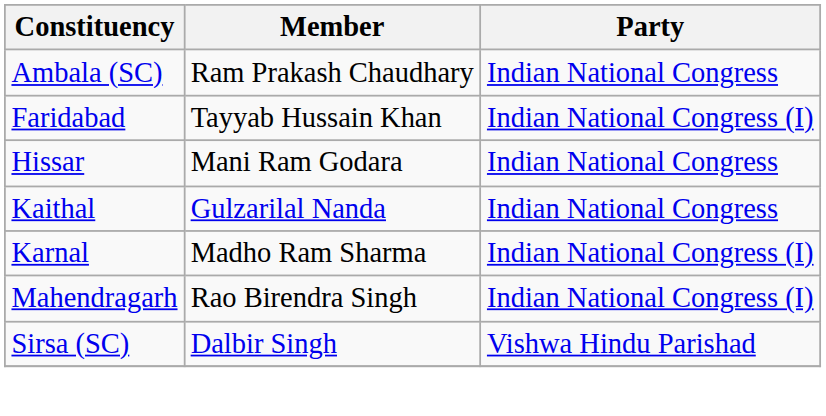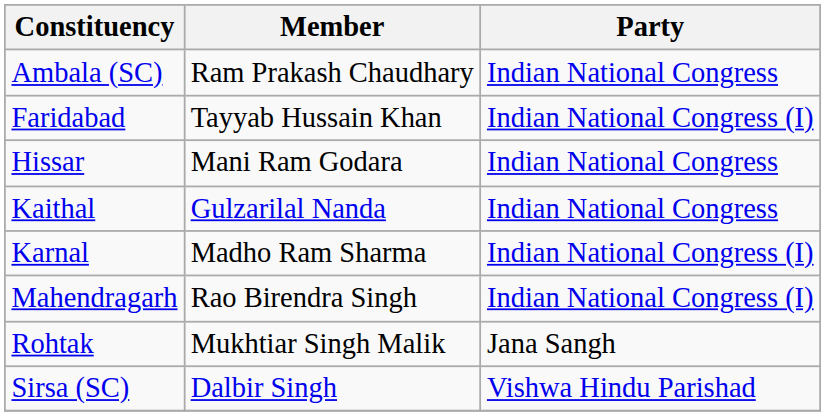+ row: (53, 343)
